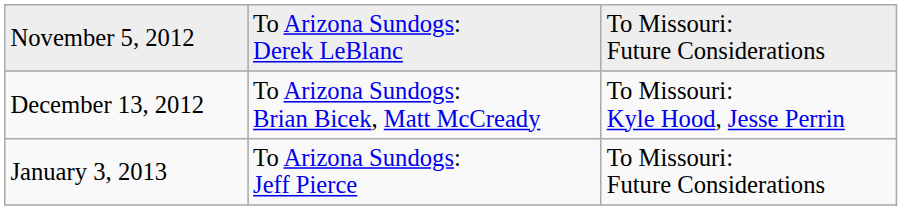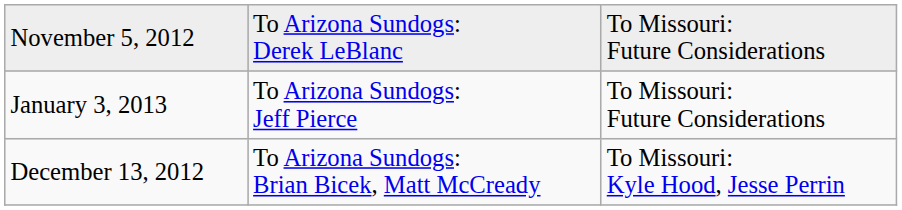rows swapped: (107, 104) <-> (89, 171)
